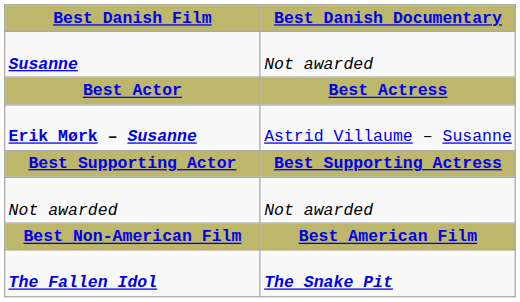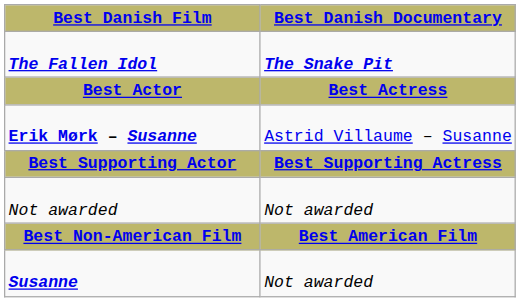rows swapped: (43, 64) <-> (83, 283)
